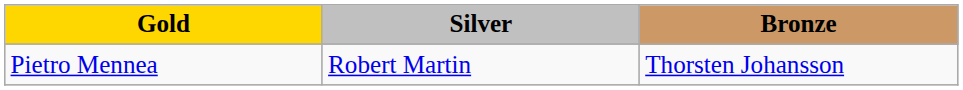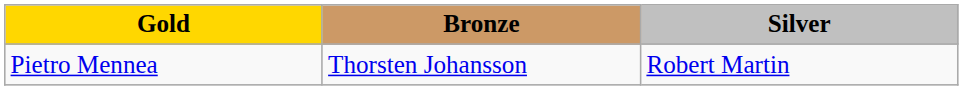columns swapped: (481, 24) <-> (799, 24)
